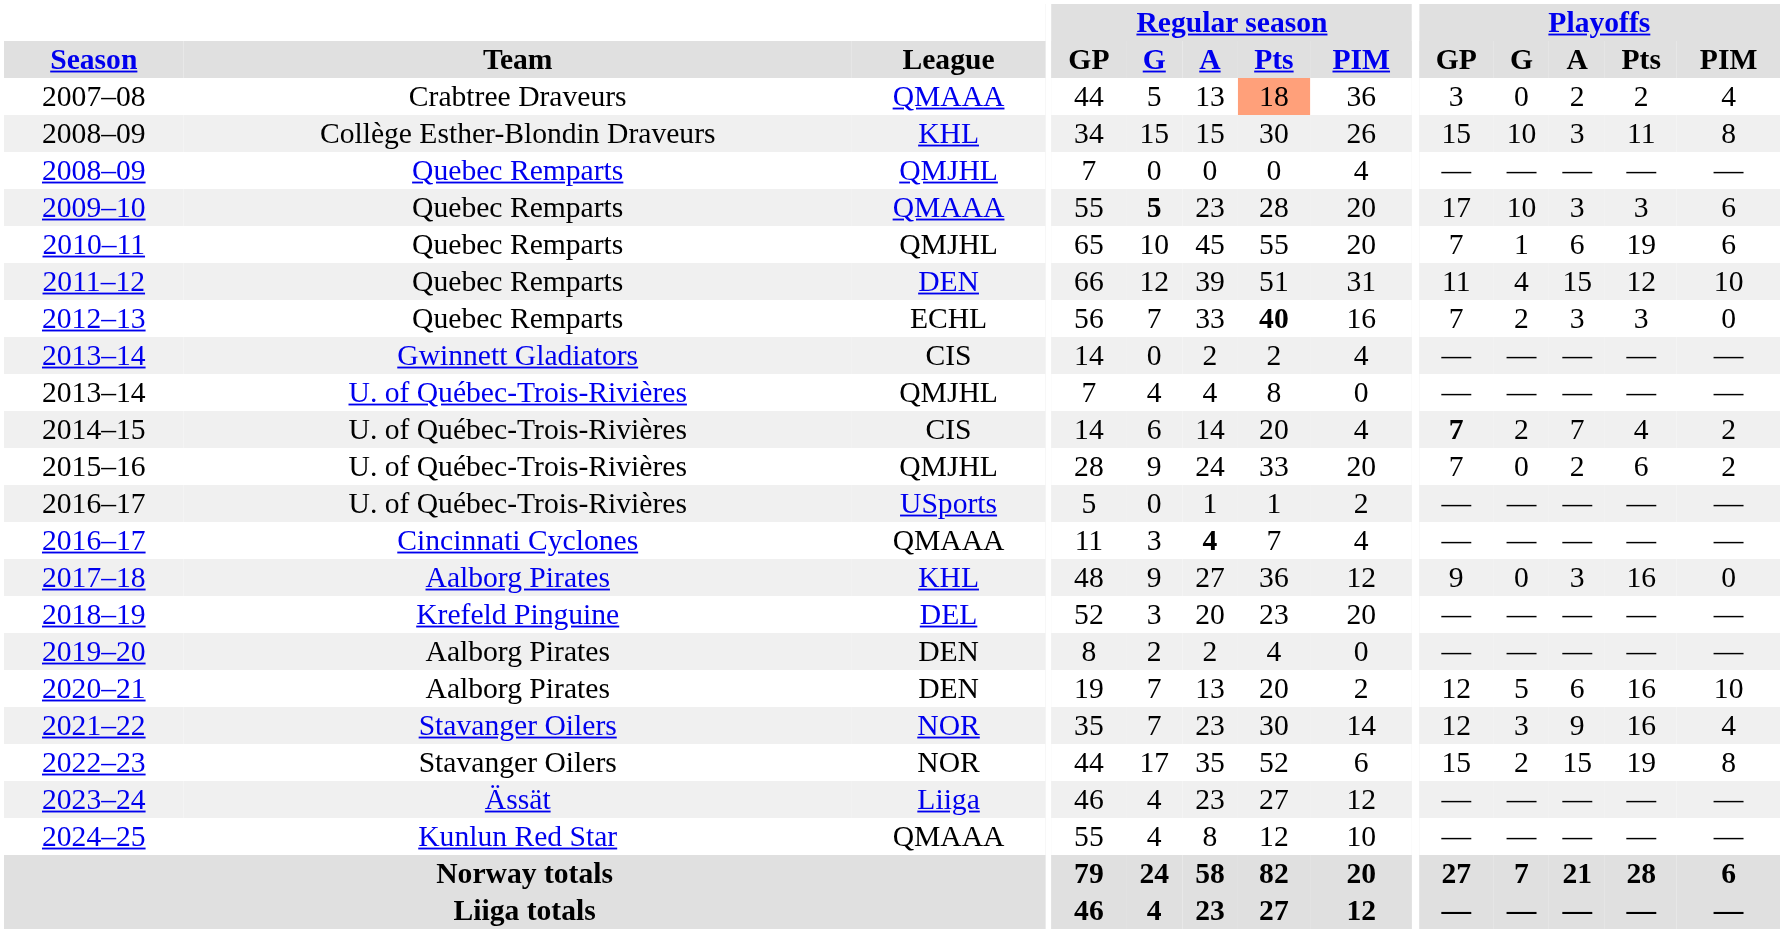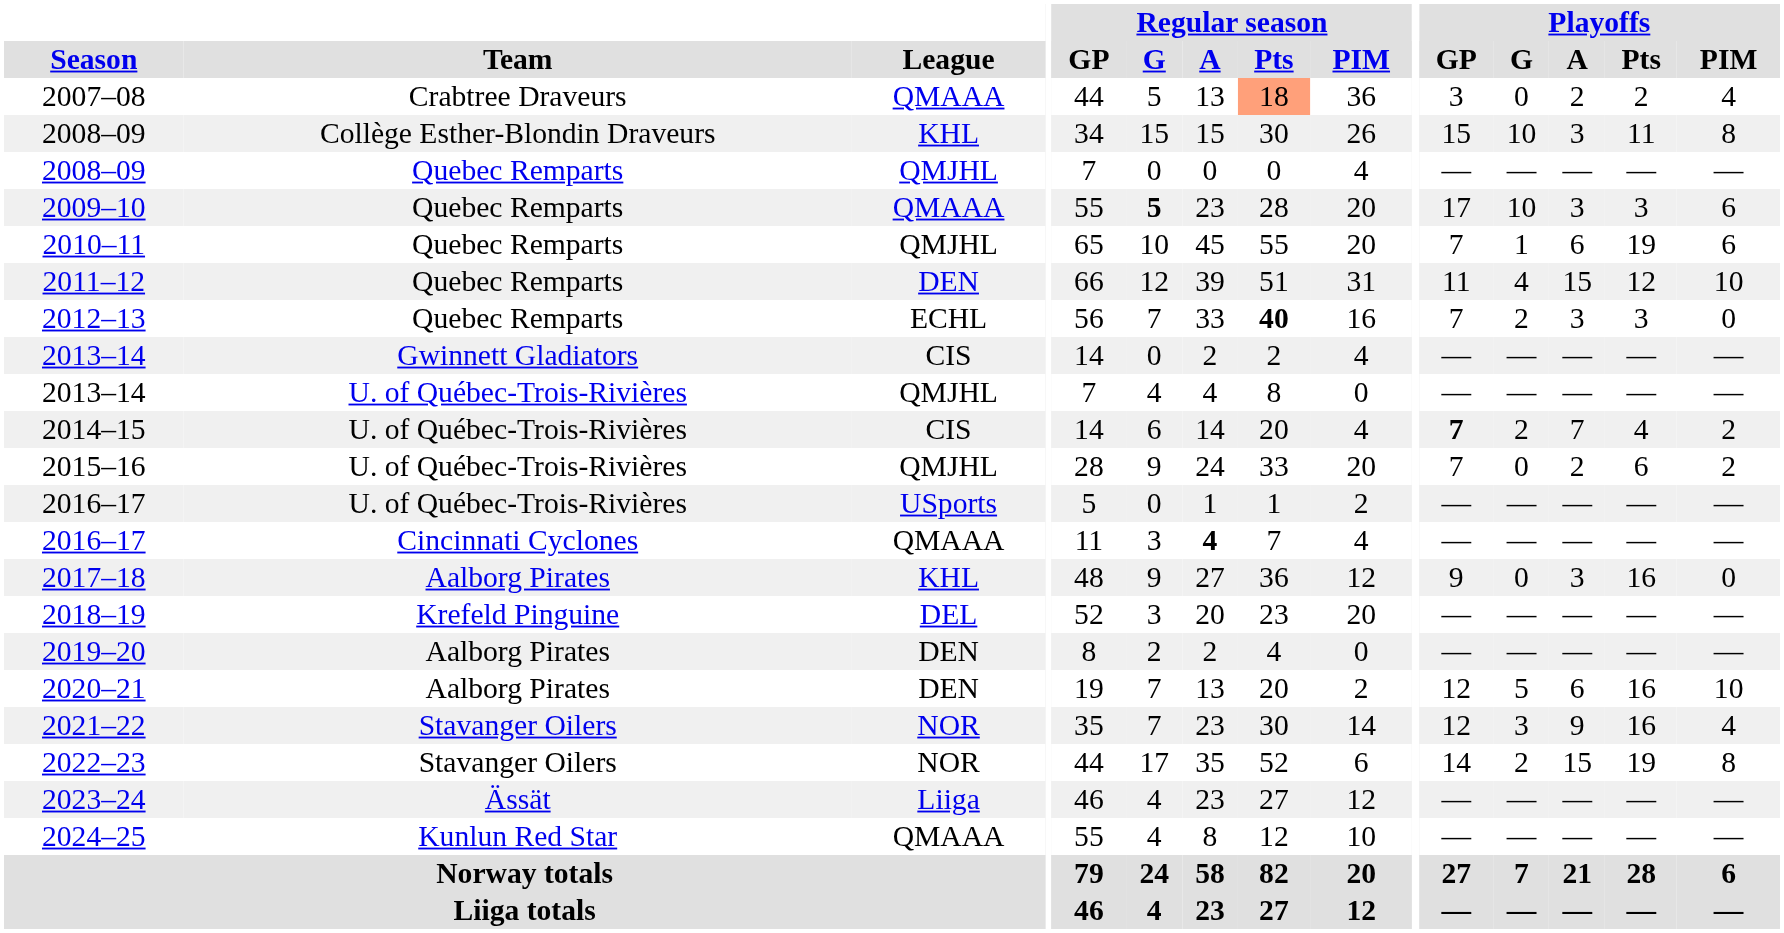(1456, 762) 15 -> (1456, 762) 14
